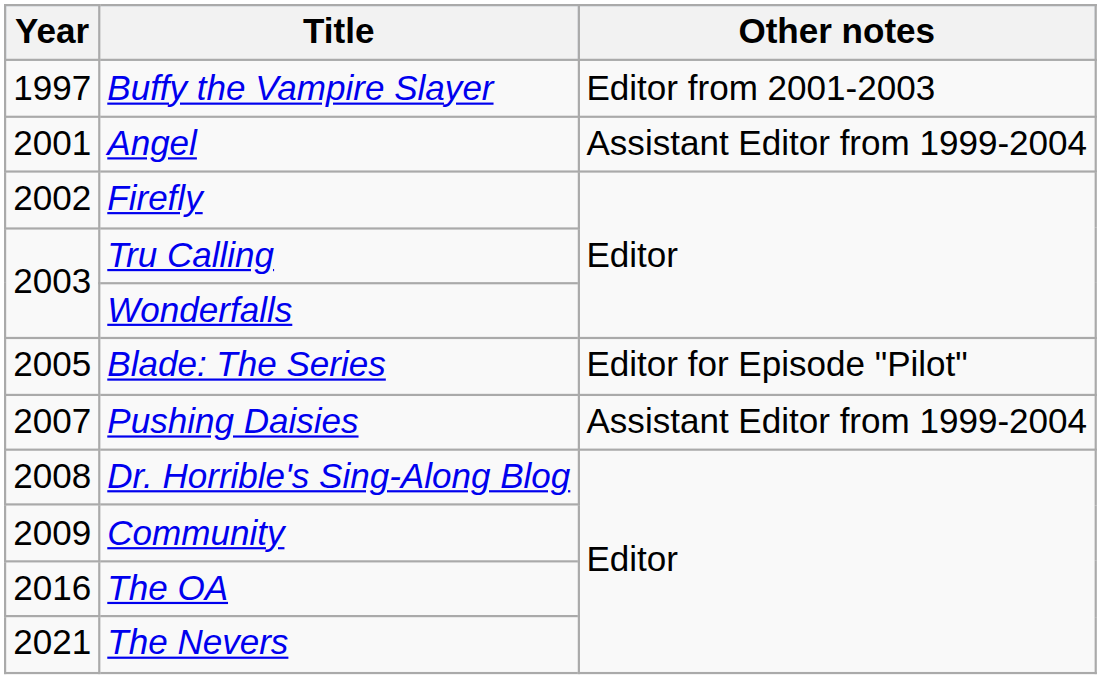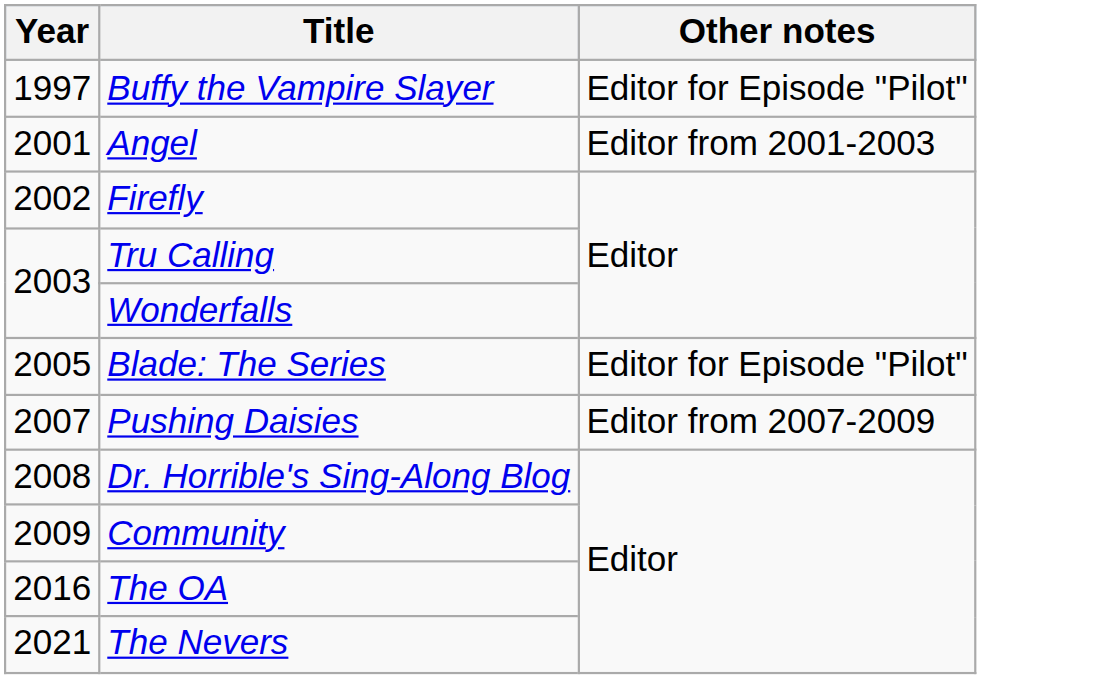(761, 87) Editor from 2001-2003 -> (777, 87) Editor for Episode "Pilot"
(837, 143) Assistant Editor from 1999-2004 -> (761, 143) Editor from 2001-2003
(837, 421) Assistant Editor from 1999-2004 -> (761, 421) Editor from 2007-2009
